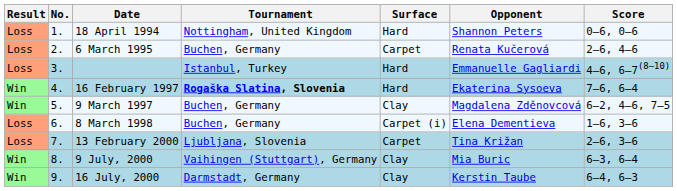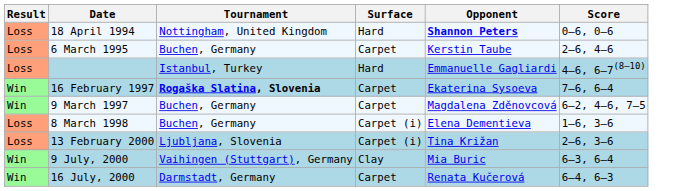- column: (61, 13)
(497, 31) normal -> (473, 31) bold
(500, 49) Renata Kučerová -> (470, 49) Kerstin Taube
(395, 87) Hard -> (377, 87) Carpet
(395, 105) Clay -> (377, 105) Carpet
(402, 141) Carpet -> (390, 141) Carpet (i)
(395, 177) Clay -> (377, 177) Carpet
(494, 177) Kerstin Taube -> (476, 177) Renata Kučerová
